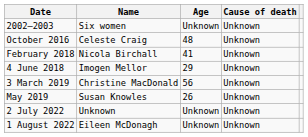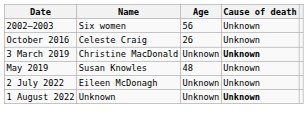(201, 26) Unknown -> (188, 26) 56
(188, 40) 48 -> (188, 40) 26
- row: (40, 54)
- row: (35, 68)
(188, 82) 56 -> (201, 54) Unknown
(242, 82) normal -> (242, 54) bold
(188, 97) 26 -> (188, 68) 48
(97, 111) Unknown -> (118, 82) Eileen McDonagh
(118, 125) Eileen McDonagh -> (97, 97) Unknown
(242, 125) normal -> (242, 97) bold
